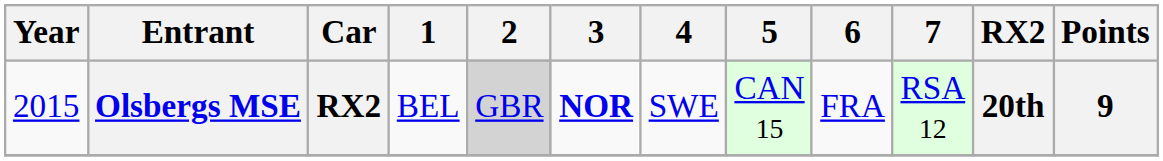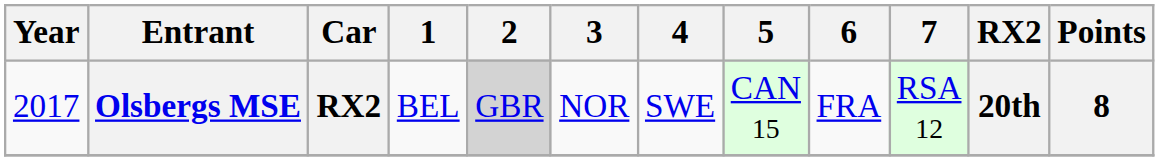(46, 106) 2015 -> (46, 106) 2017
(596, 106) bold -> (594, 106) normal
(1105, 106) 9 -> (1102, 106) 8
